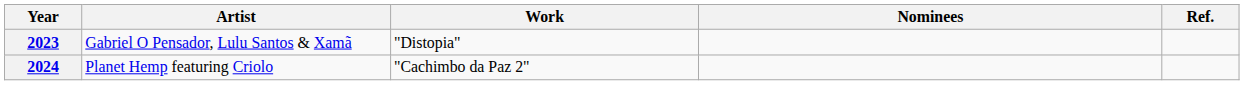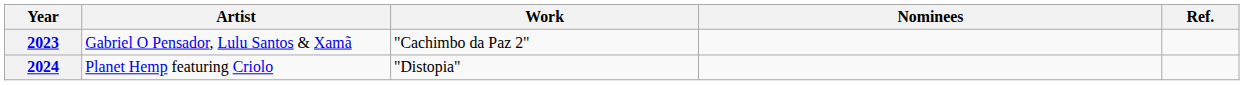(427, 42) "Distopia" -> (462, 42) "Cachimbo da Paz 2"
(462, 67) "Cachimbo da Paz 2" -> (427, 67) "Distopia"
